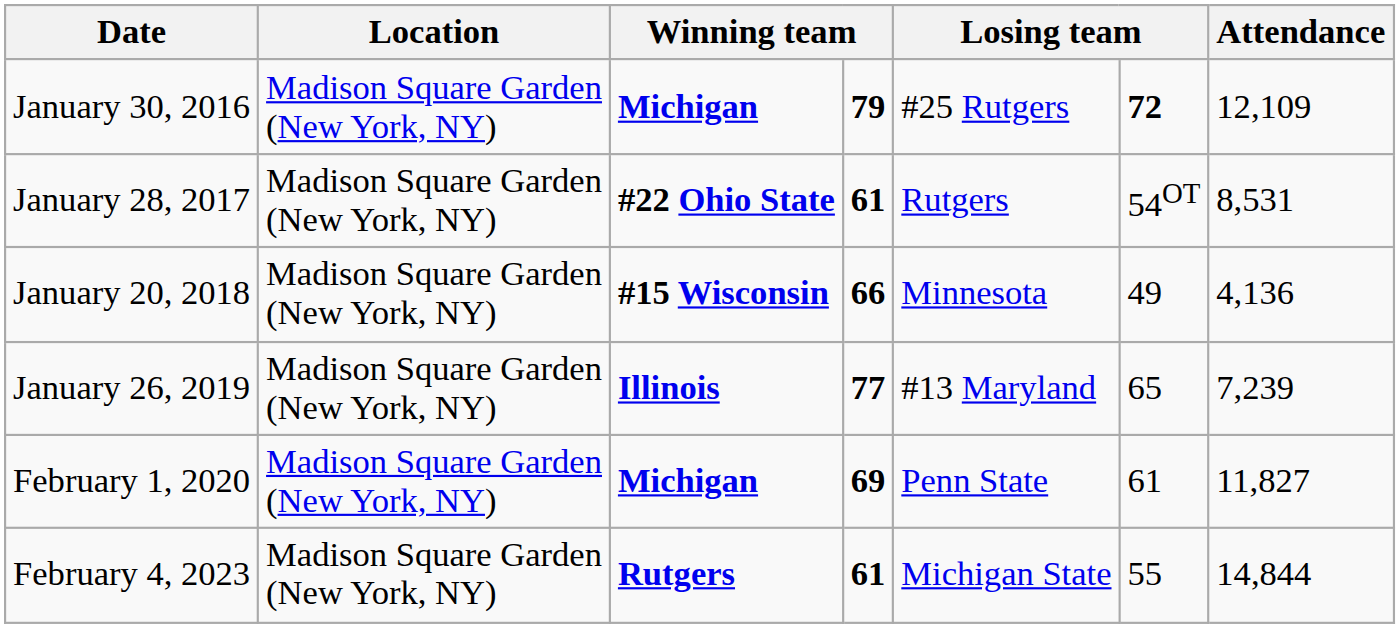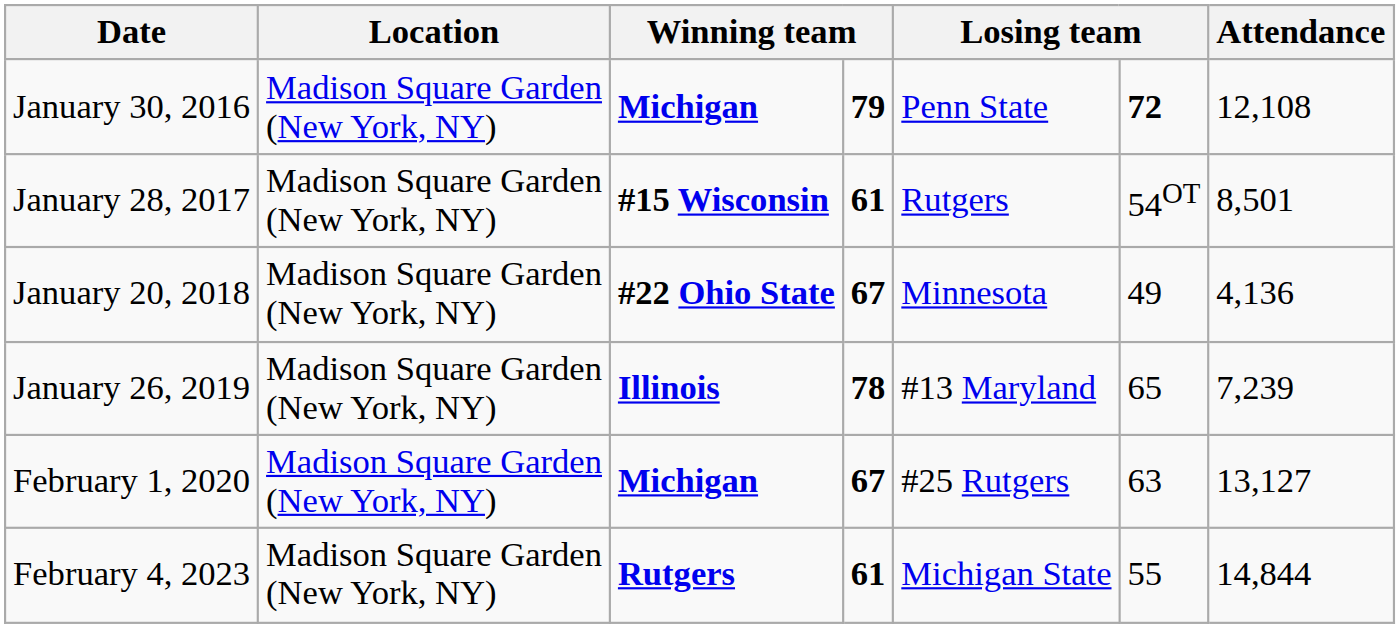(985, 106) #25 Rutgers -> (975, 106) Penn State
(1264, 106) 12,109 -> (1264, 106) 12,108
(726, 199) #22 Ohio State -> (723, 199) #15 Wisconsin
(1255, 199) 8,531 -> (1255, 199) 8,501
(723, 293) #15 Wisconsin -> (726, 293) #22 Ohio State
(868, 293) 66 -> (868, 293) 67
(868, 387) 77 -> (868, 387) 78
(868, 480) 69 -> (868, 480) 67
(975, 480) Penn State -> (985, 480) #25 Rutgers
(1145, 480) 61 -> (1145, 480) 63
(1263, 480) 11,827 -> (1264, 480) 13,127
